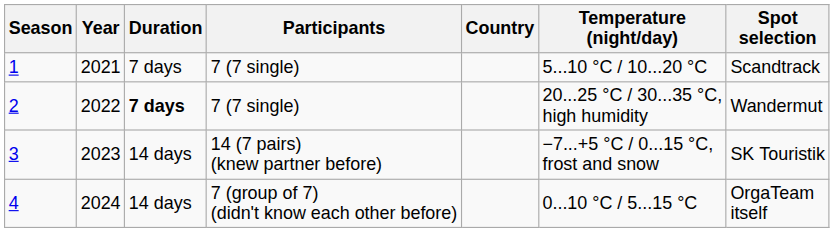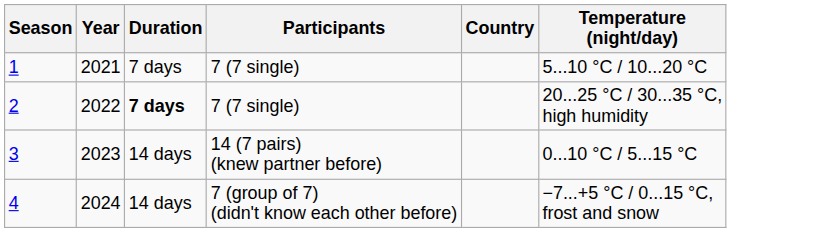- column: (778, 28)
(628, 154) −7...+5 °C / 0...15 °C, frost and snow -> (620, 154) 0...10 °C / 5...15 °C
(620, 202) 0...10 °C / 5...15 °C -> (628, 202) −7...+5 °C / 0...15 °C, frost and snow
